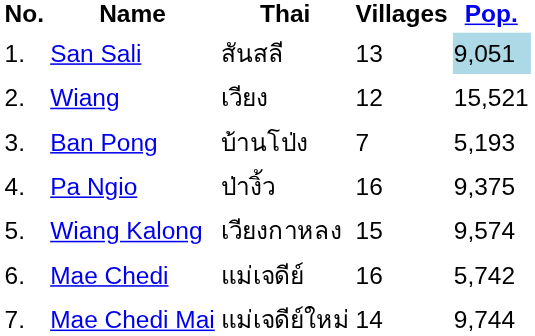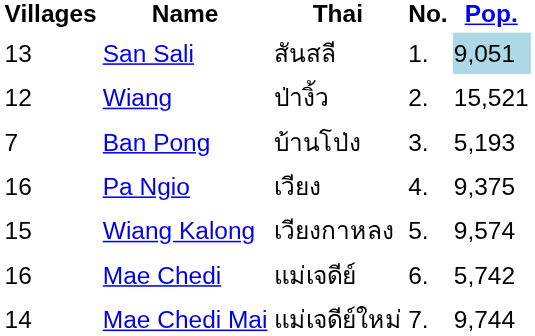columns swapped: (24, 14) <-> (402, 14)
(245, 98) เวียง -> (301, 98) ป่างิ้ว
(248, 186) ป่างิ้ว -> (297, 186) เวียง
